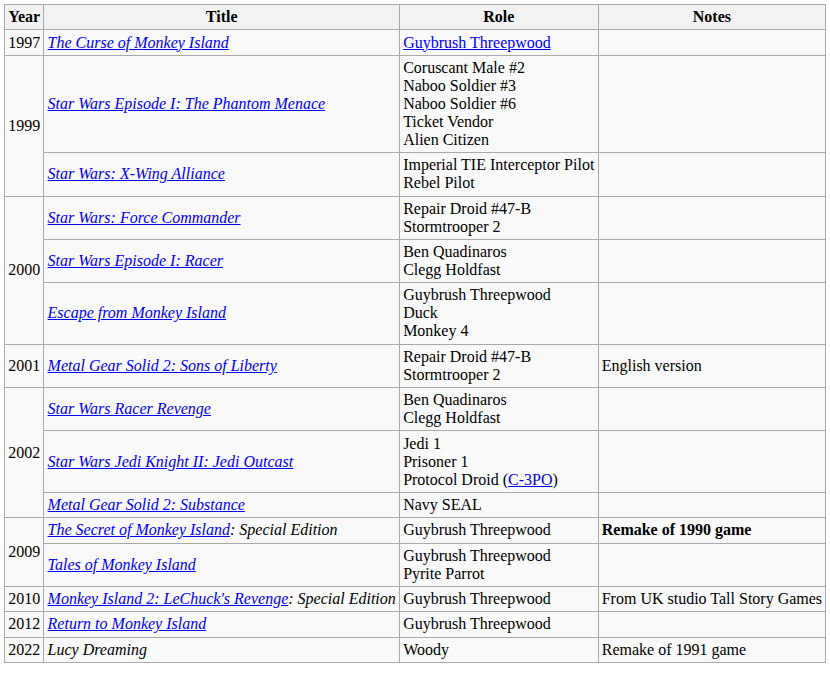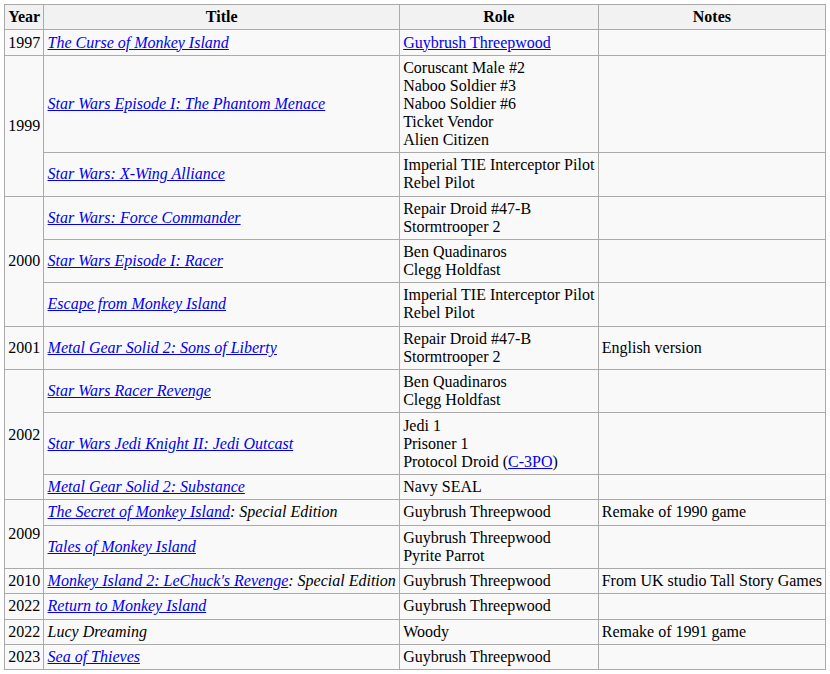(477, 313) Guybrush Threepwood Duck Monkey 4 -> (499, 304) Imperial TIE Interceptor Pilot Rebel Pilot
(677, 530) bold -> (674, 512) normal
(24, 624) 2012 -> (24, 606) 2022
+ row: (94, 657)
